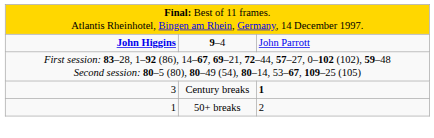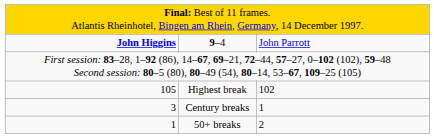+ row: (217, 90)
(261, 90) bold -> (261, 107) normal
